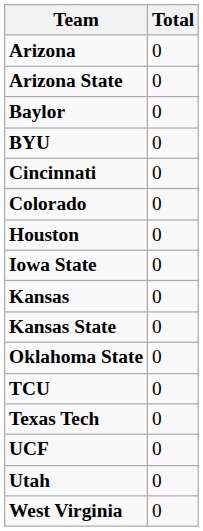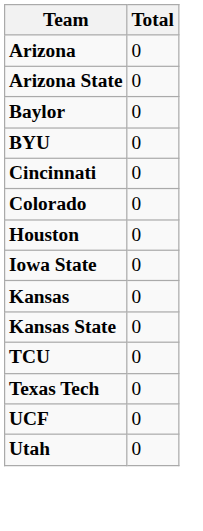- row: (76, 357)
- row: (66, 511)
